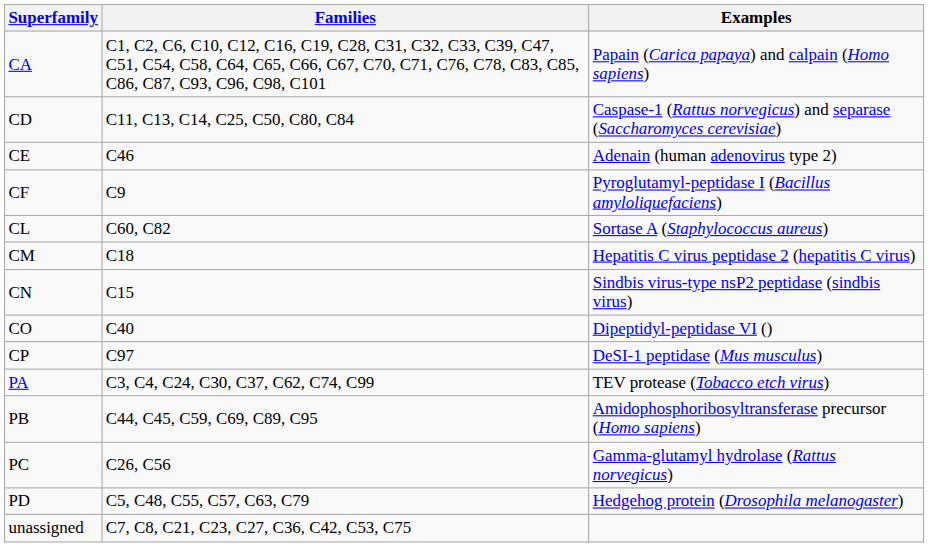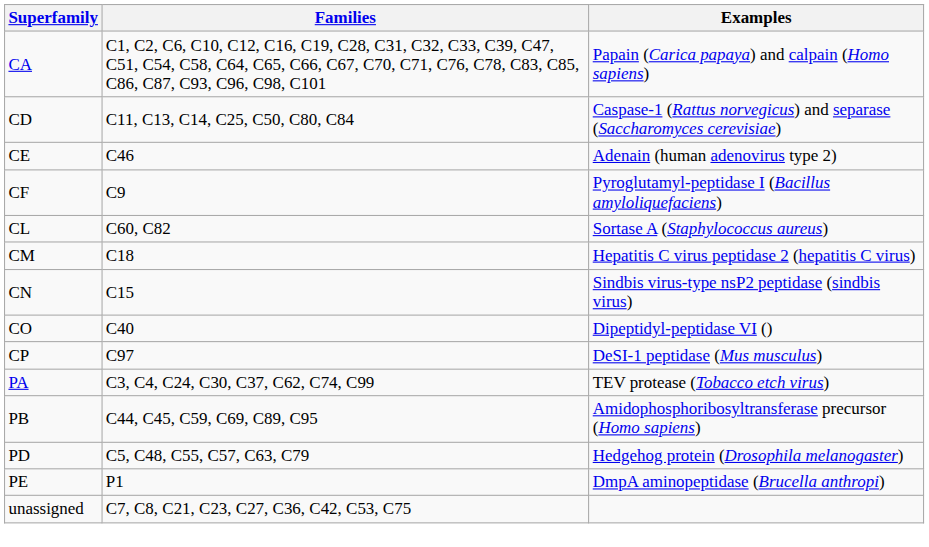- row: (19, 464)
+ row: (18, 482)
